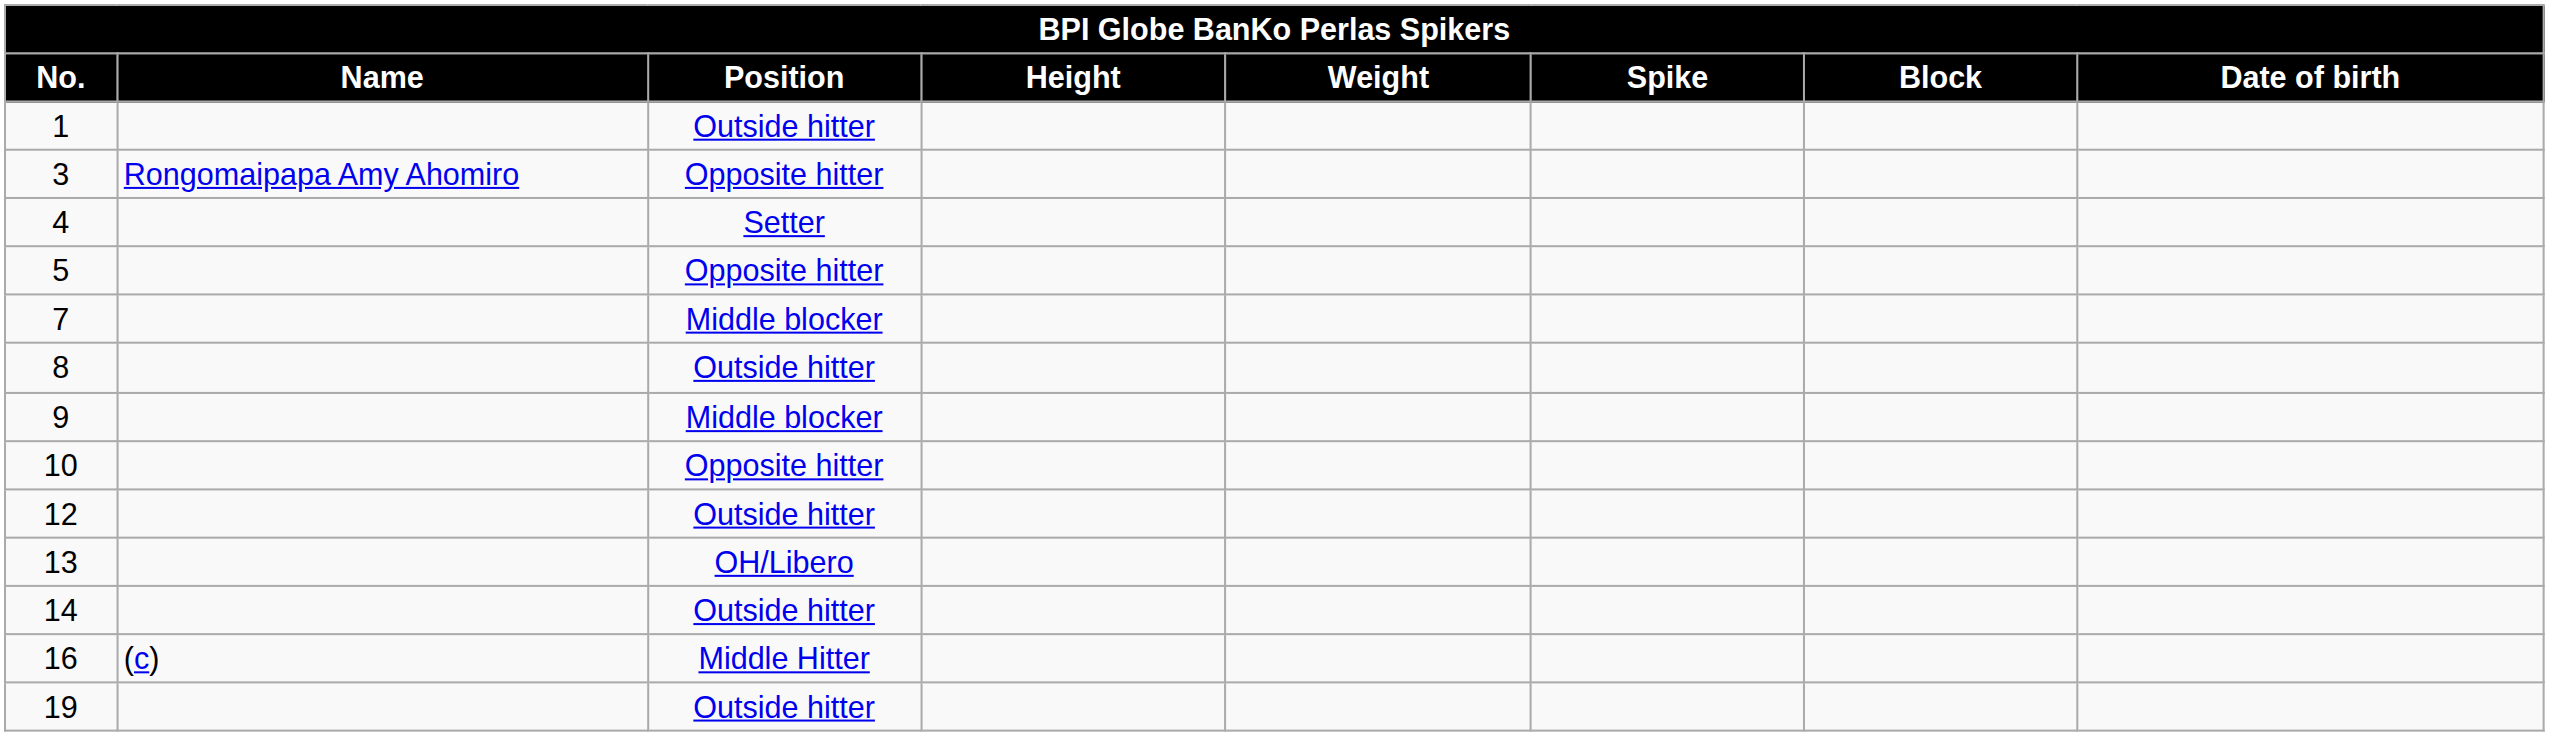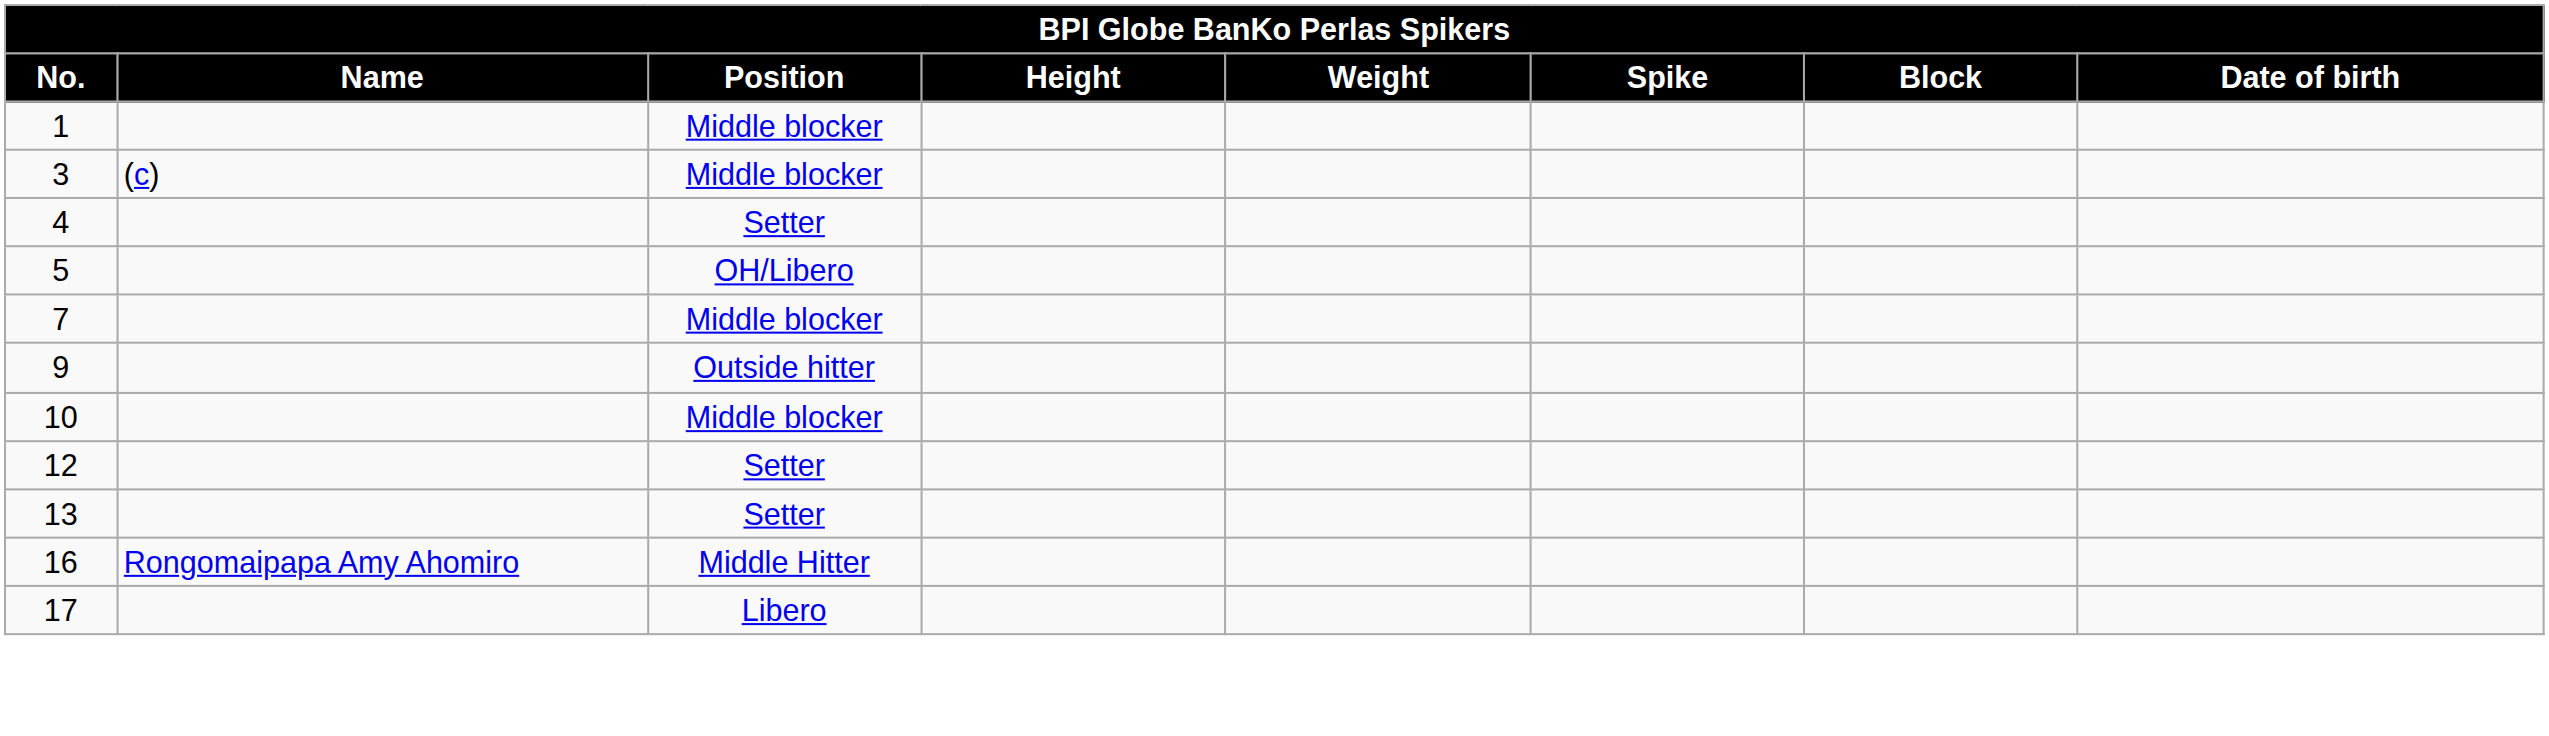(784, 126) Outside hitter -> (784, 126) Middle blocker
(322, 174) Rongomaipapa Amy Ahomiro -> (142, 174) (c)
(784, 174) Opposite hitter -> (784, 174) Middle blocker
(784, 271) Opposite hitter -> (784, 271) OH/Libero
- row: (61, 368)
(784, 416) Middle blocker -> (784, 368) Outside hitter
(784, 465) Opposite hitter -> (784, 416) Middle blocker
(784, 513) Outside hitter -> (784, 465) Setter
(784, 561) OH/Libero -> (784, 513) Setter
- row: (61, 610)
(142, 658) (c) -> (322, 561) Rongomaipapa Amy Ahomiro
+ row: (61, 610)
- row: (61, 706)
